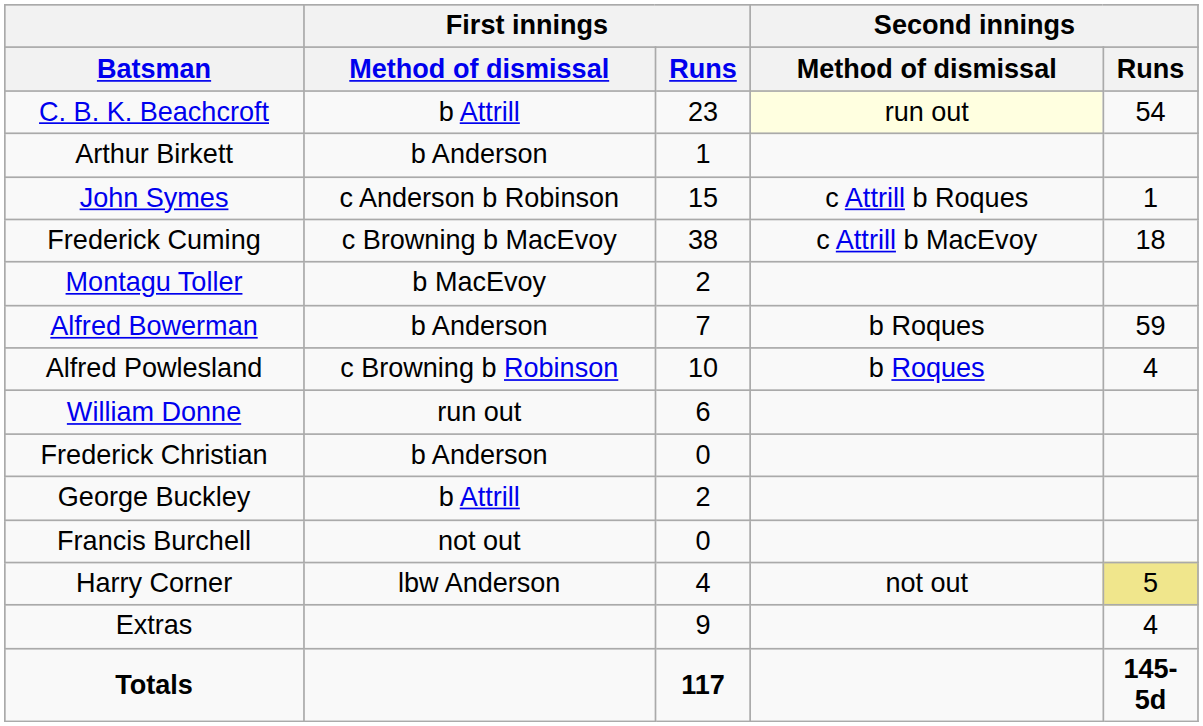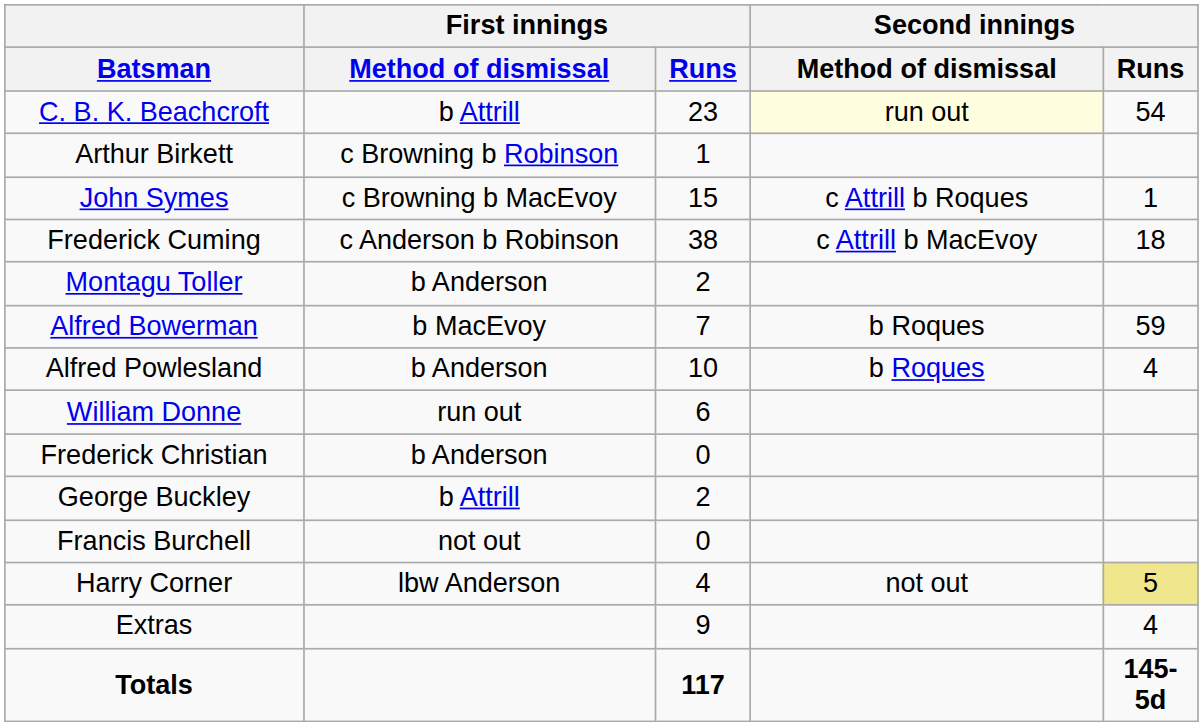(479, 154) b Anderson -> (479, 154) c Browning b Robinson
(479, 197) c Anderson b Robinson -> (479, 197) c Browning b MacEvoy
(479, 240) c Browning b MacEvoy -> (479, 240) c Anderson b Robinson
(479, 283) b MacEvoy -> (479, 283) b Anderson
(479, 326) b Anderson -> (479, 326) b MacEvoy
(479, 369) c Browning b Robinson -> (479, 369) b Anderson
